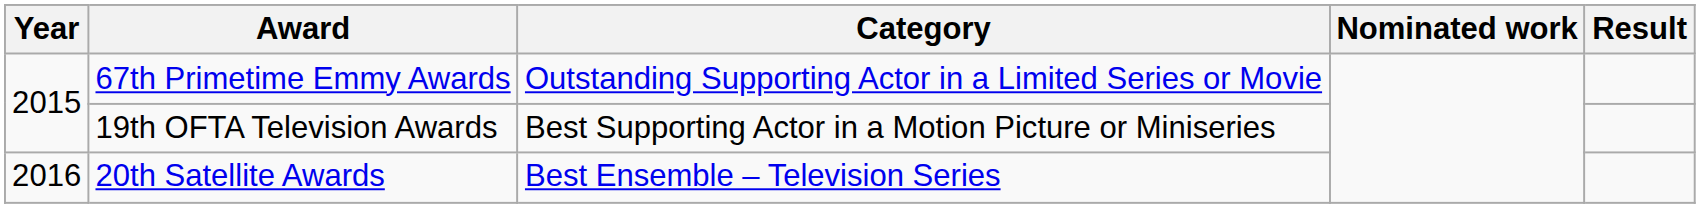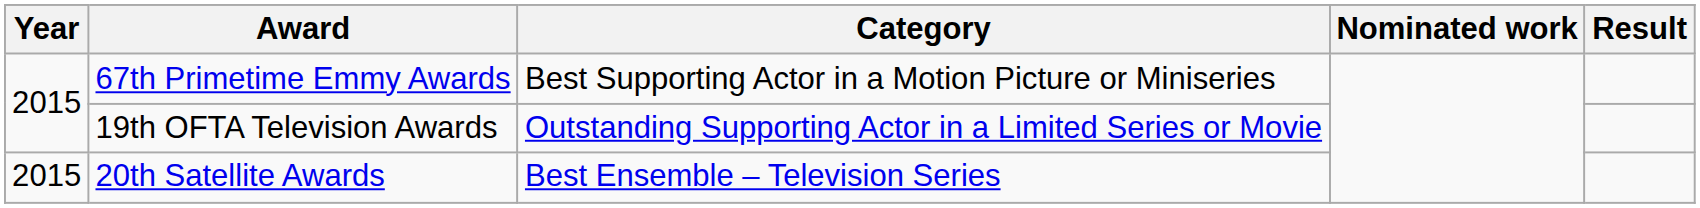(924, 78) Outstanding Supporting Actor in a Limited Series or Movie -> (900, 78) Best Supporting Actor in a Motion Picture or Miniseries
(900, 127) Best Supporting Actor in a Motion Picture or Miniseries -> (924, 127) Outstanding Supporting Actor in a Limited Series or Movie
(47, 176) 2016 -> (47, 176) 2015
